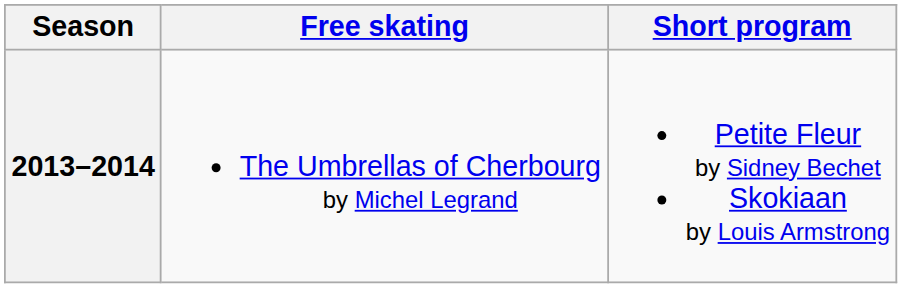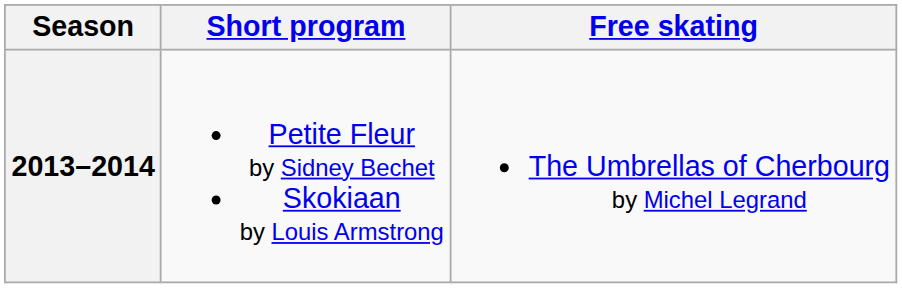columns swapped: (752, 27) <-> (385, 27)
